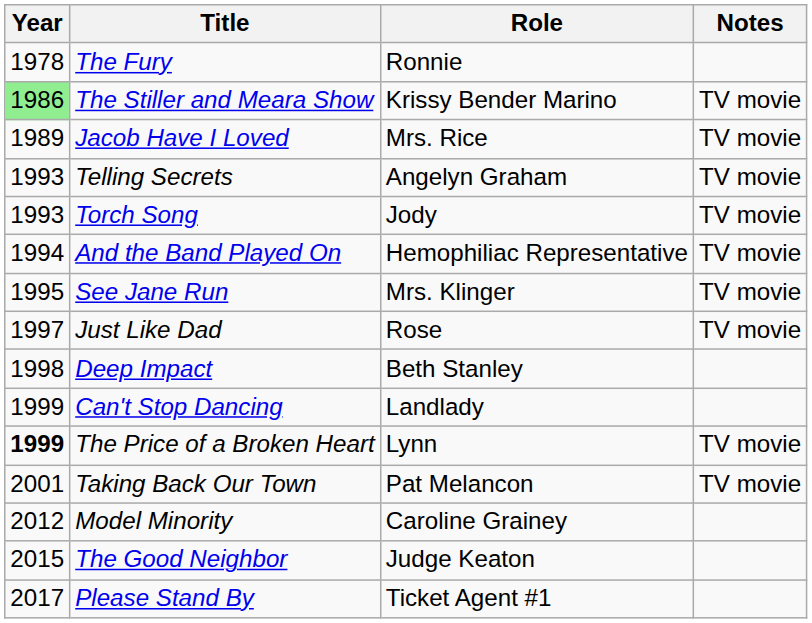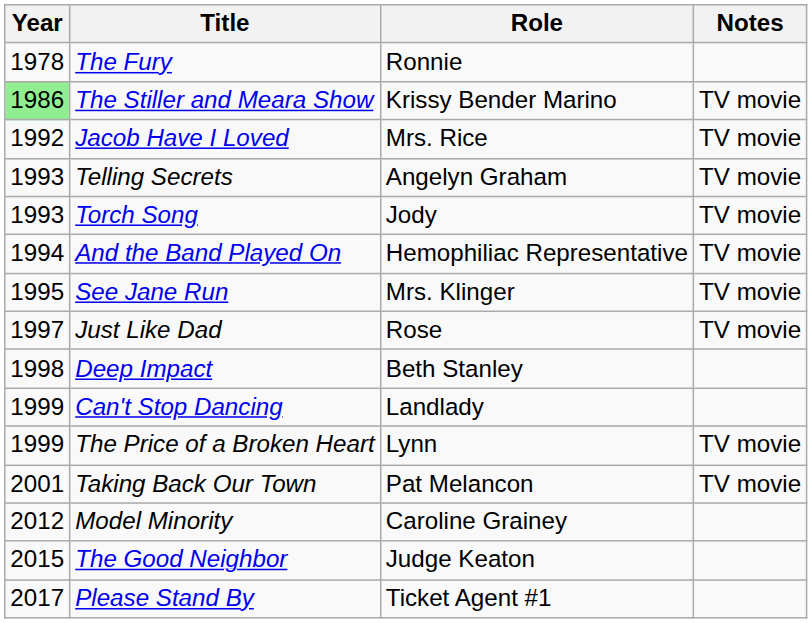(37, 138) 1989 -> (37, 138) 1992
(37, 445) bold -> (37, 445) normal
